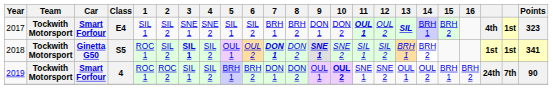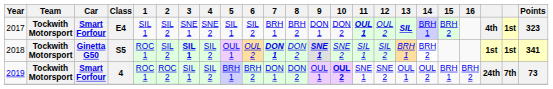(533, 73) 90 -> (533, 73) 73
